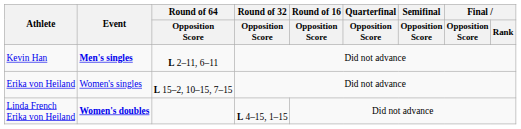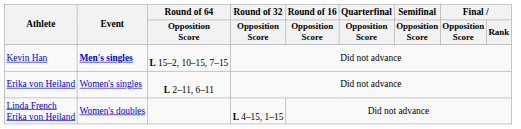(193, 64) L 2–11, 6–11 -> (189, 64) L 15–2, 10–15, 7–15
(193, 90) L 15–2, 10–15, 7–15 -> (189, 90) L 2–11, 6–11
(114, 111) bold -> (112, 111) normal
